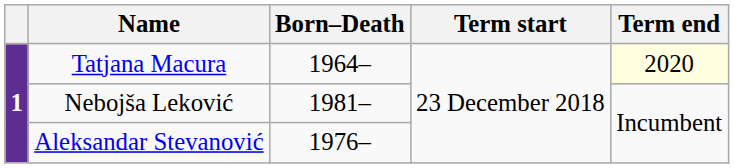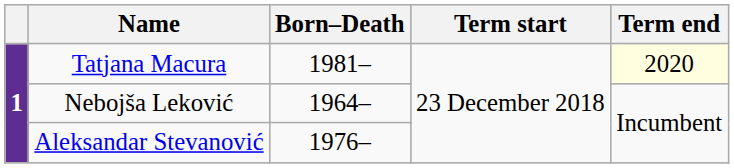(340, 63) 1964– -> (340, 63) 1981–
(340, 102) 1981– -> (340, 102) 1964–
